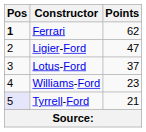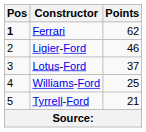(133, 48) 47 -> (133, 48) 46
(133, 84) 23 -> (133, 84) 25
(10, 101) lavender background -> (10, 101) no background
